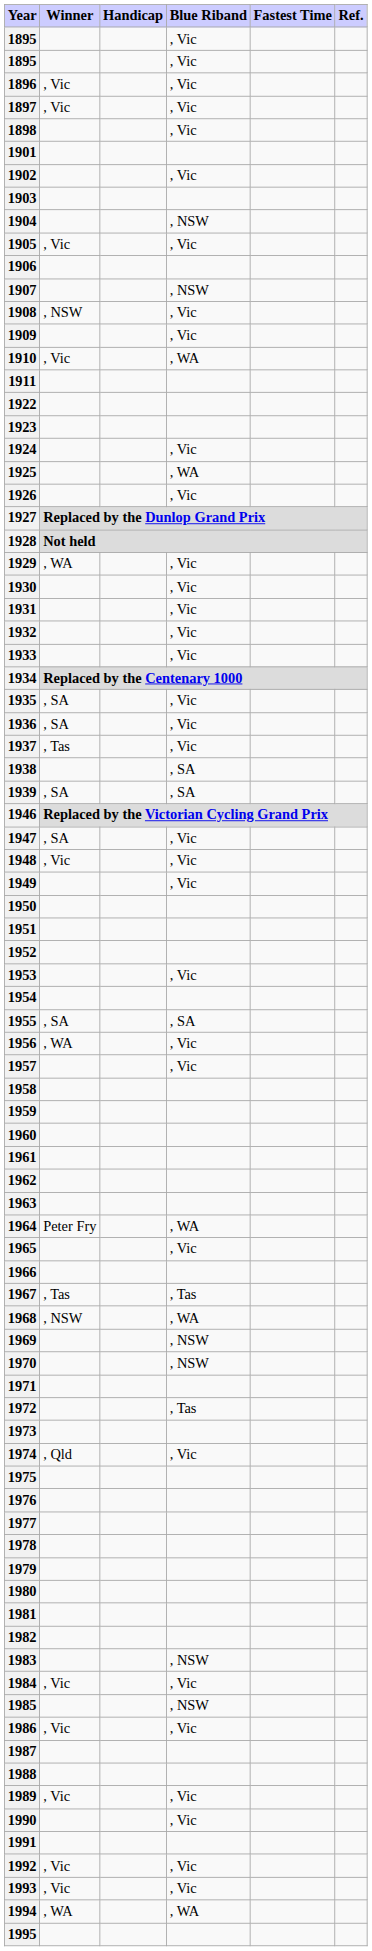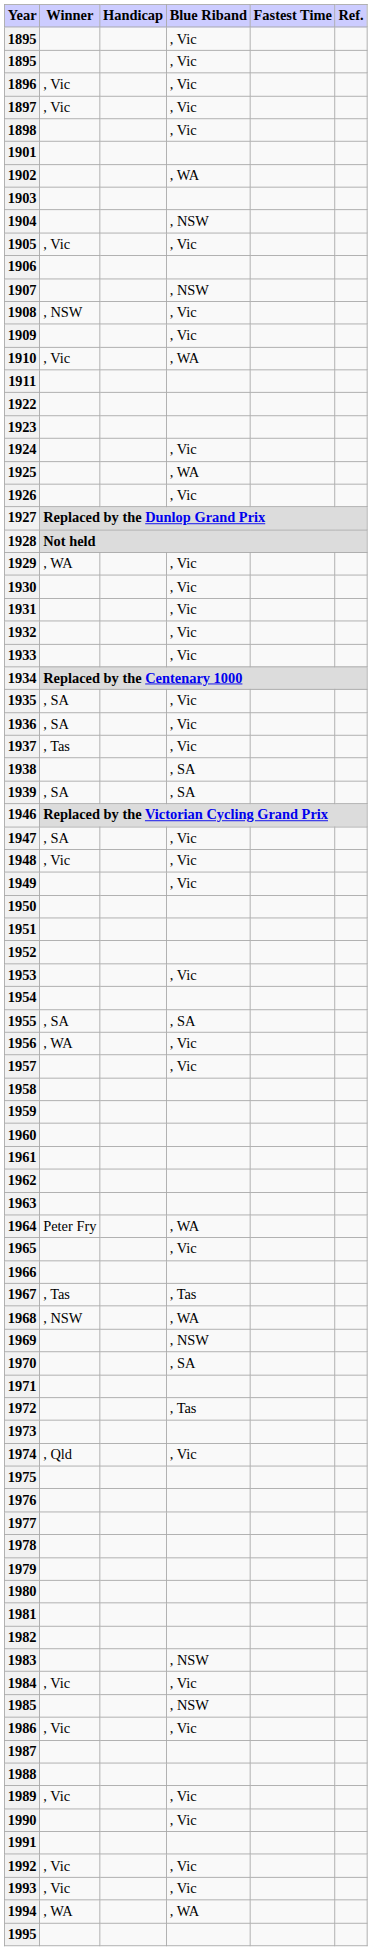(183, 175) , Vic -> (184, 175) , WA
(189, 1363) , NSW -> (183, 1363) , SA
